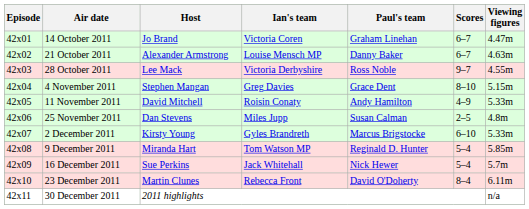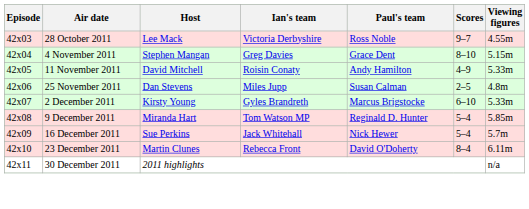- row: (78, 39)
- row: (78, 54)
